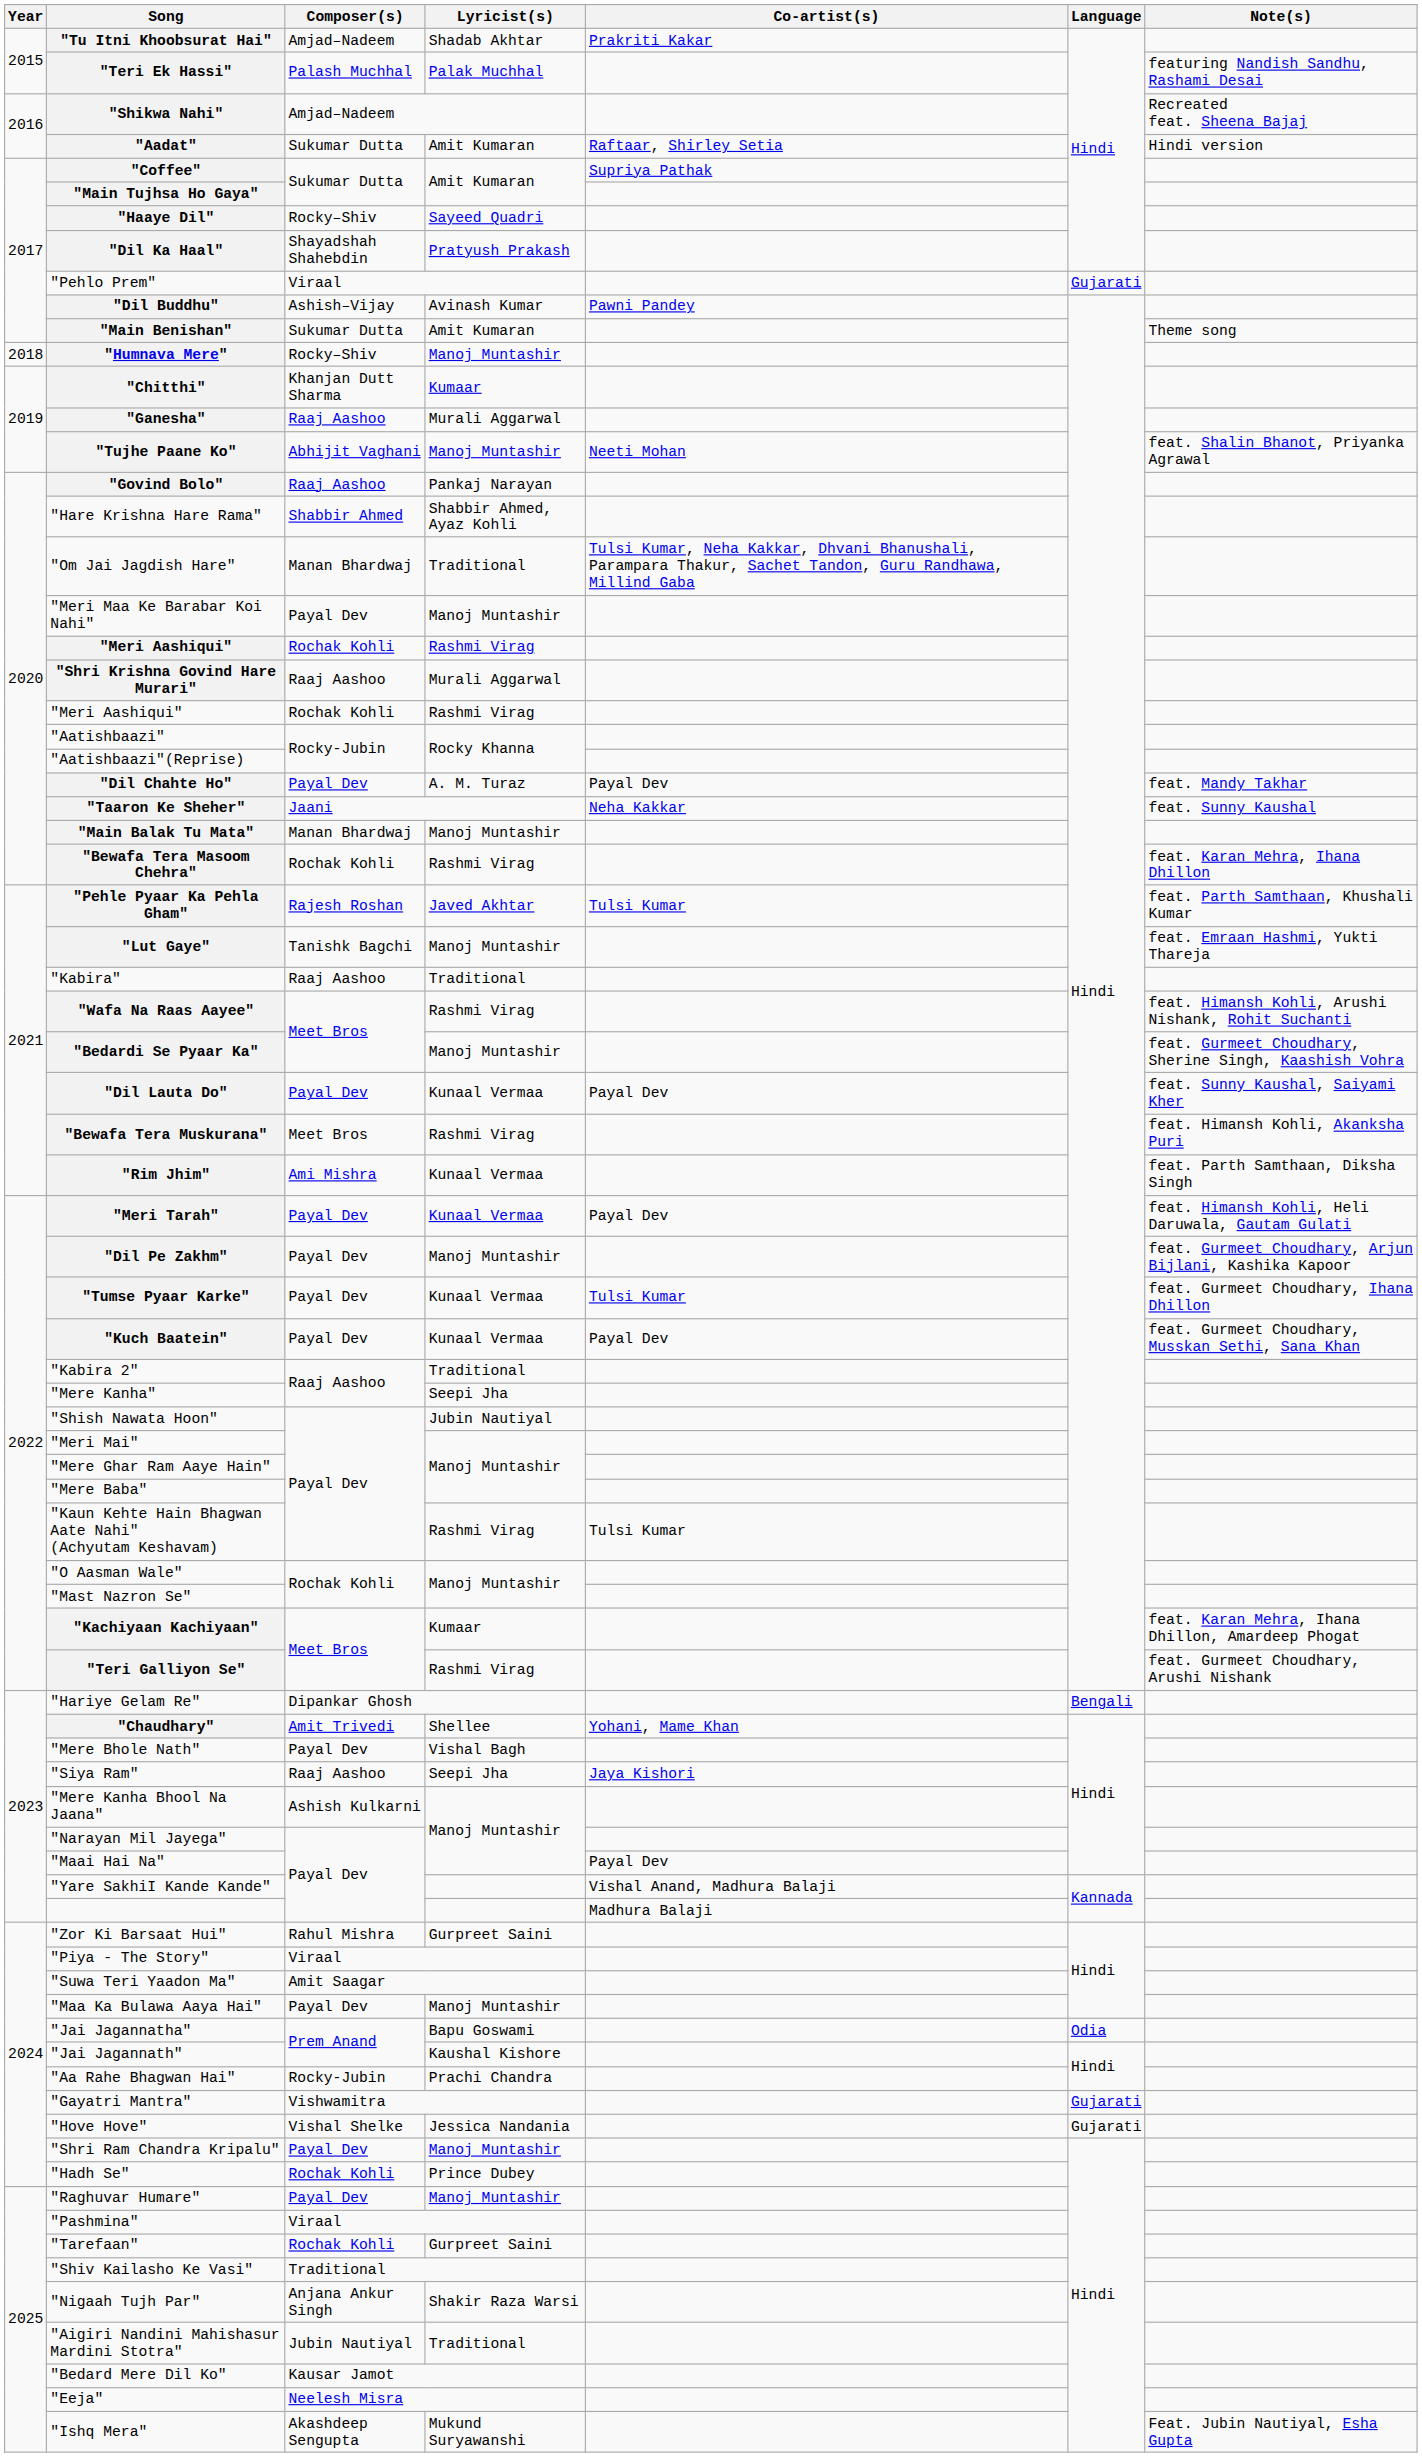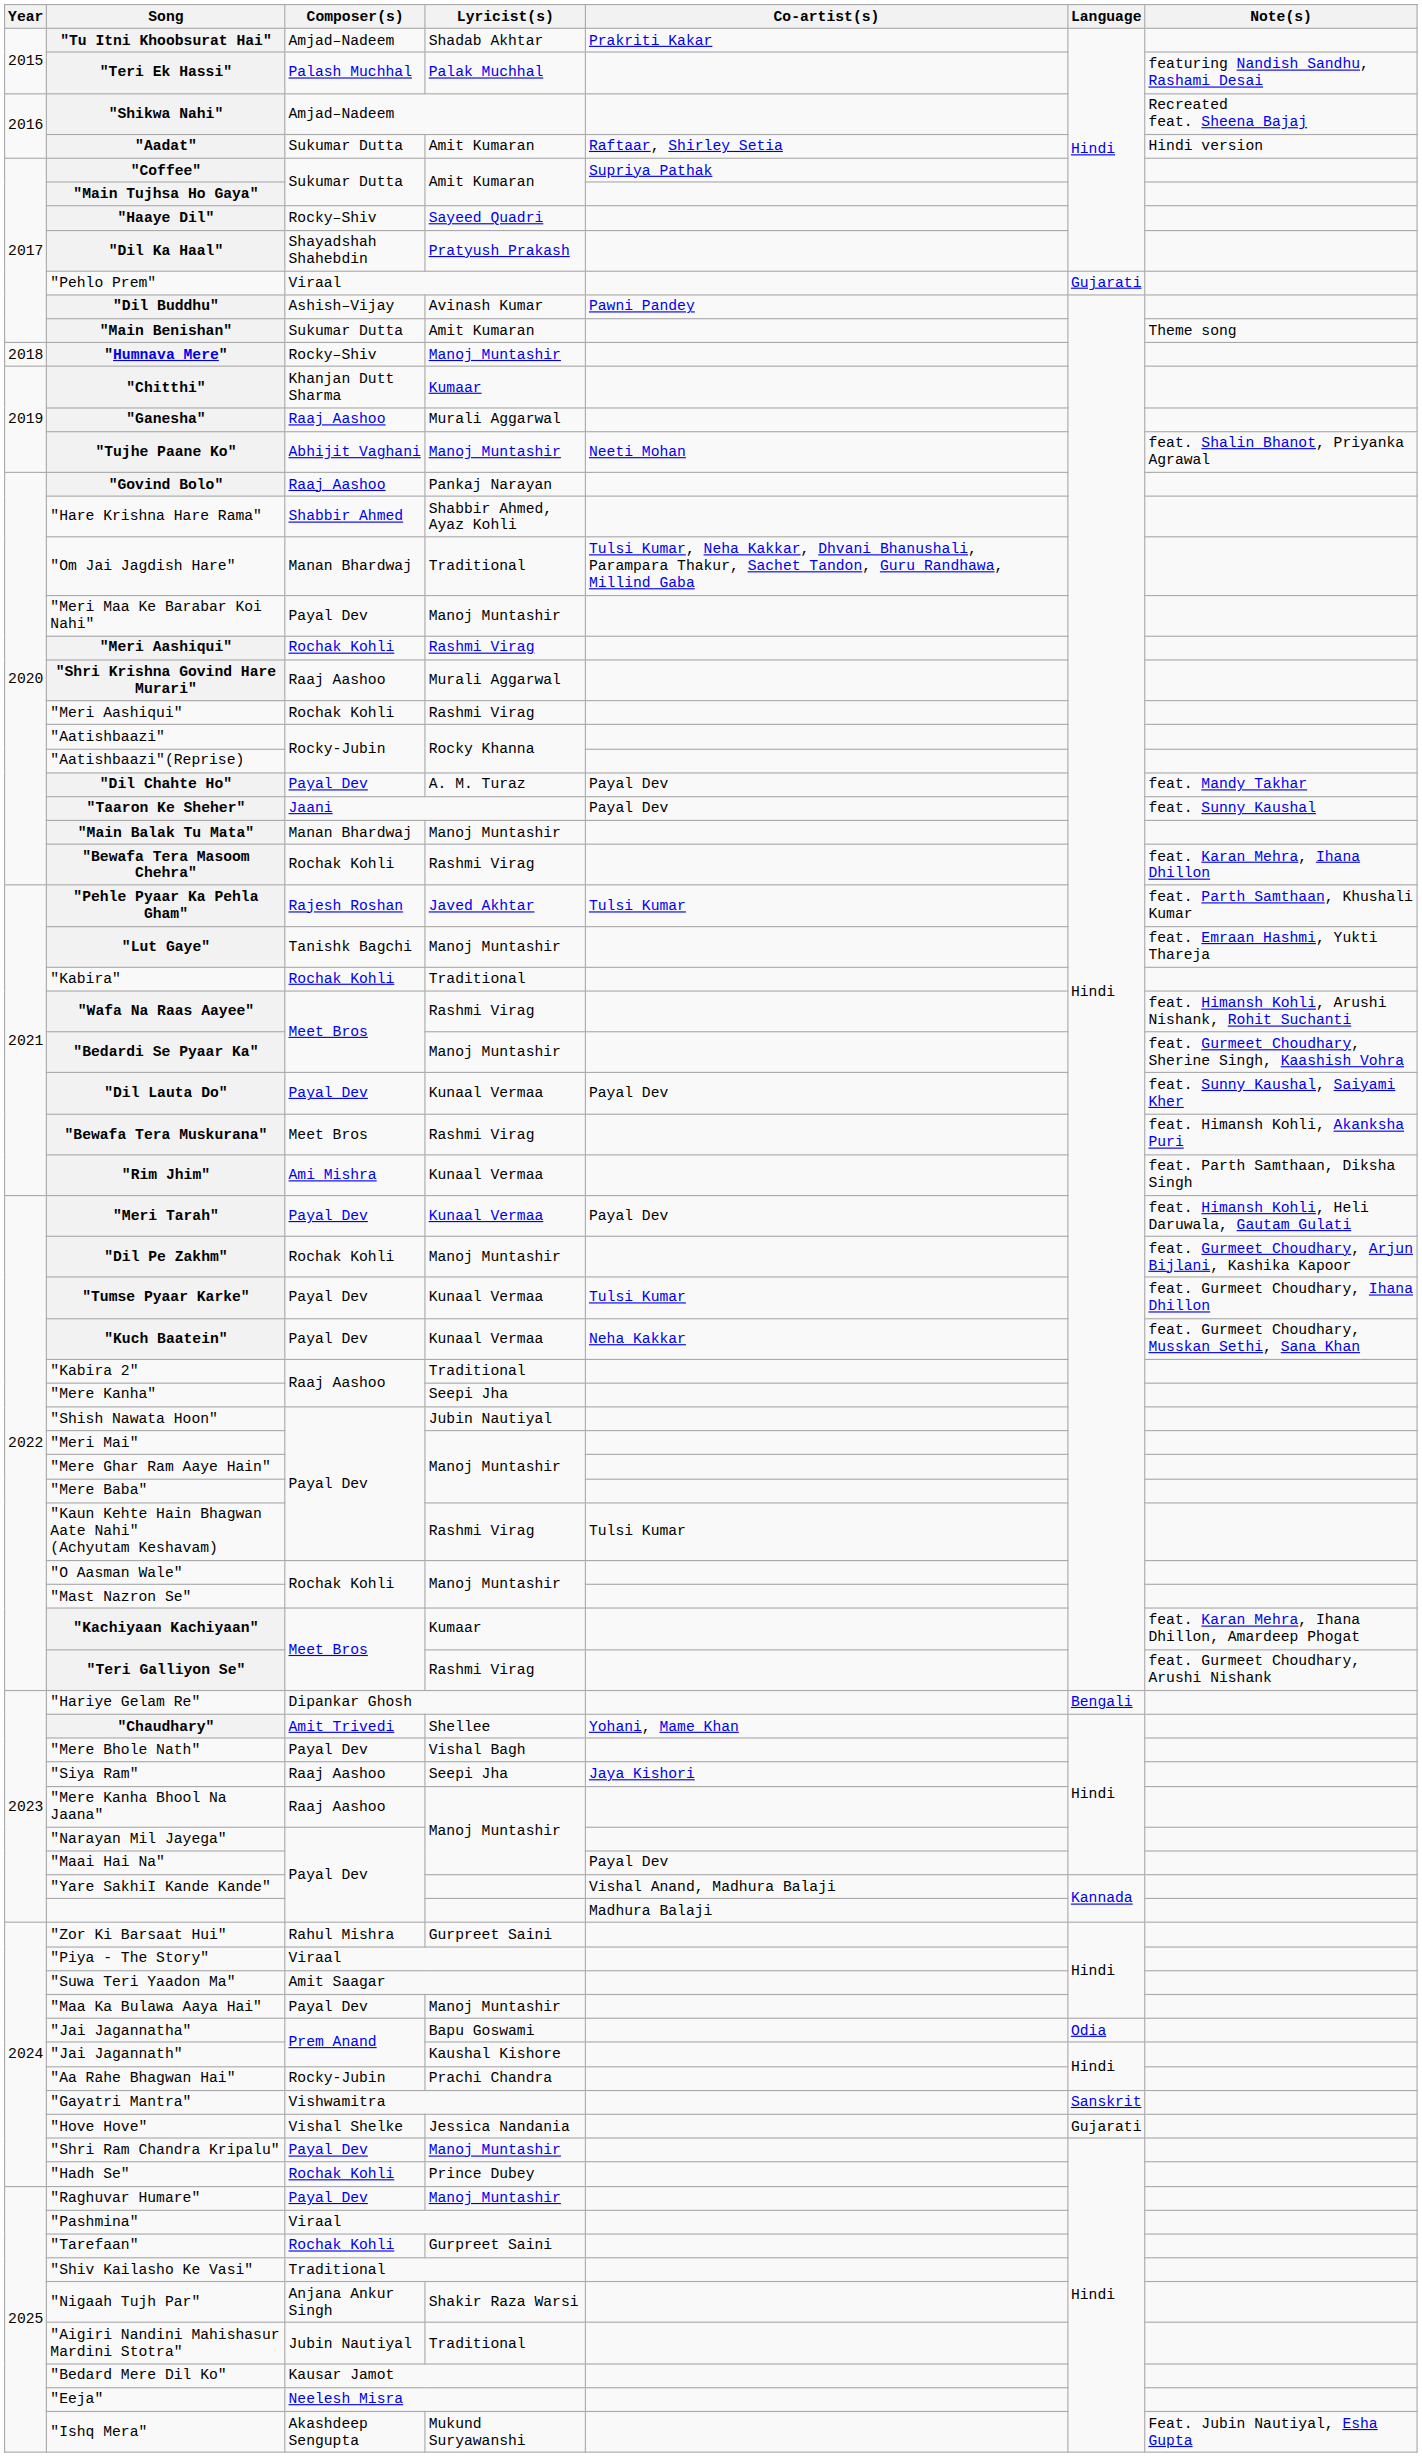(637, 809) Neha Kakkar -> (629, 809) Payal Dev
(337, 979) Raaj Aashoo -> (341, 979) Rochak Kohli
(328, 1257) Payal Dev -> (341, 1257) Rochak Kohli
(629, 1339) Payal Dev -> (637, 1339) Neha Kakkar
(355, 1806) Ashish Kulkarni -> (337, 1806) Raaj Aashoo
(1106, 2102) Gujarati -> (1106, 2102) Sanskrit
